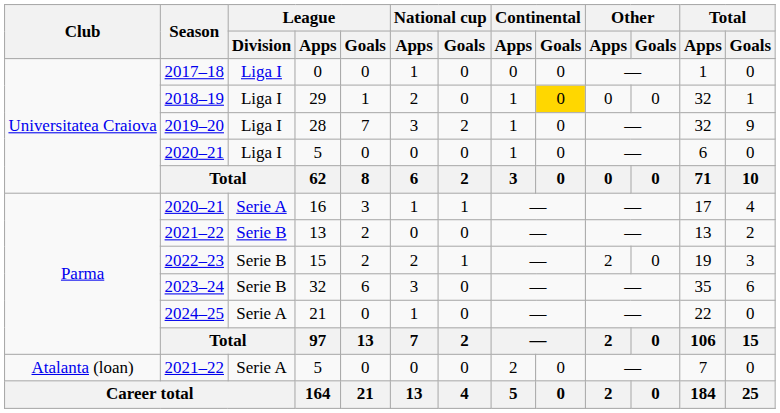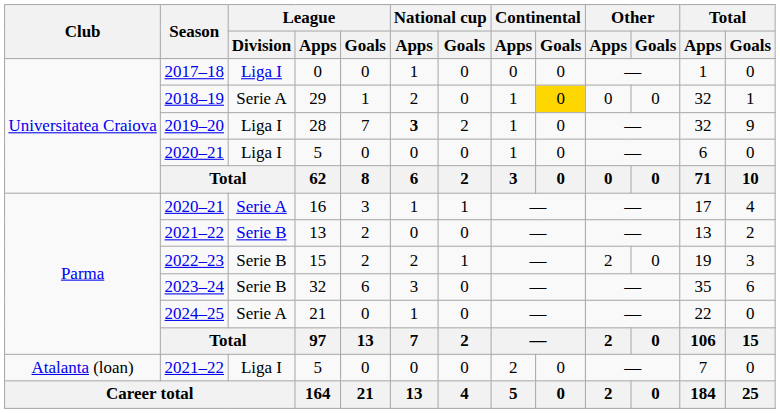(261, 98) Liga I -> (261, 98) Serie A
(414, 125) normal -> (414, 125) bold
(261, 367) Serie A -> (261, 367) Liga I
